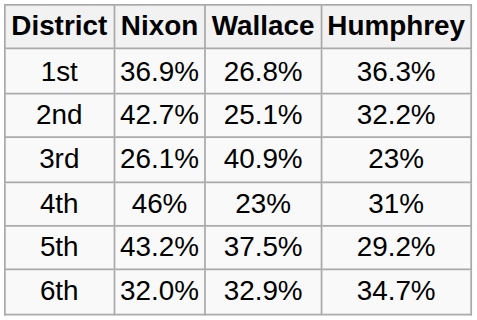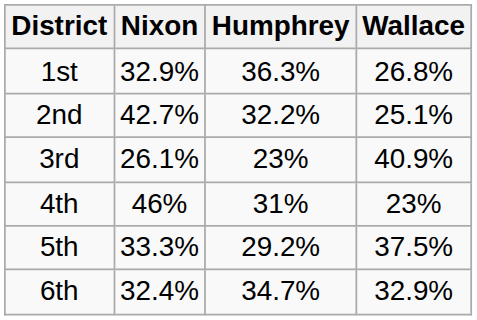columns swapped: (396, 26) <-> (263, 26)
(160, 70) 36.9% -> (160, 70) 32.9%
(160, 247) 43.2% -> (160, 247) 33.3%
(160, 291) 32.0% -> (160, 291) 32.4%
